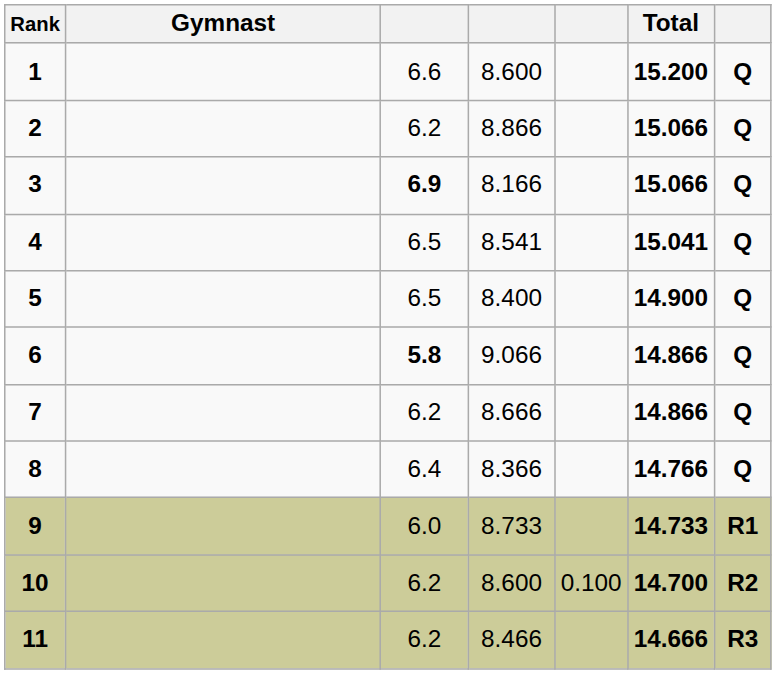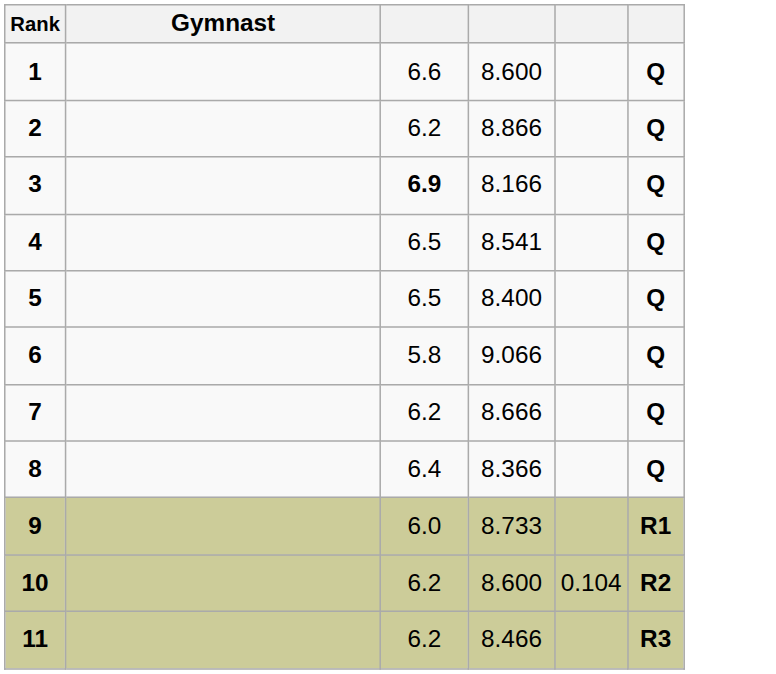- column: (671, 23)
(424, 355) bold -> (424, 355) normal
(591, 582) 0.100 -> (591, 582) 0.104
